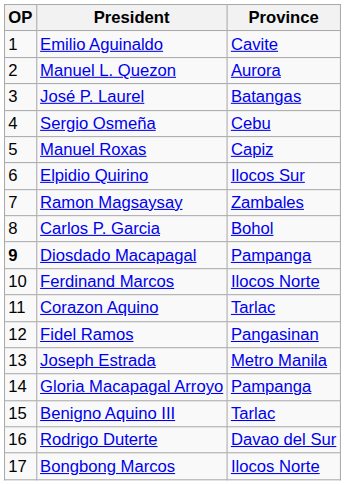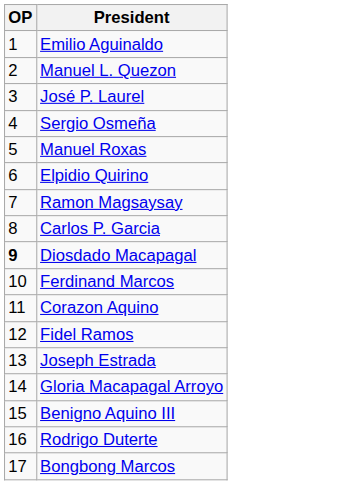- column: (284, 17)
